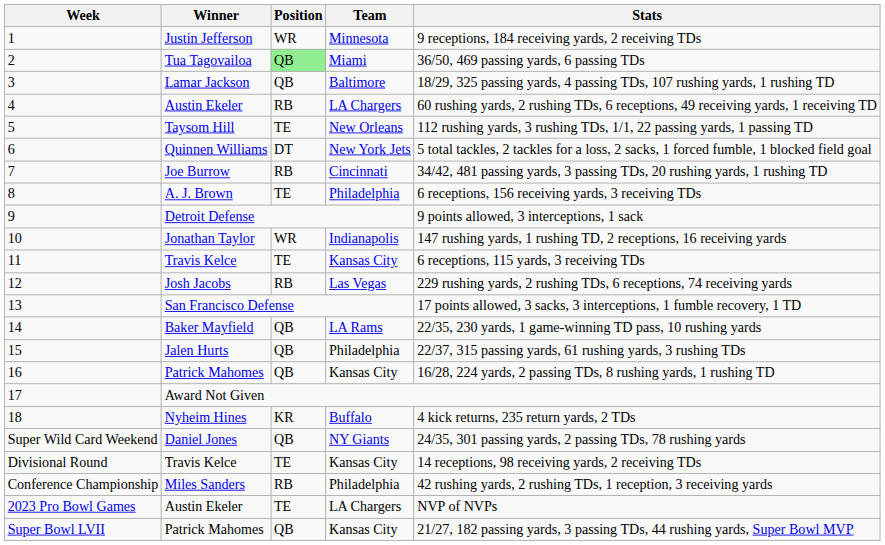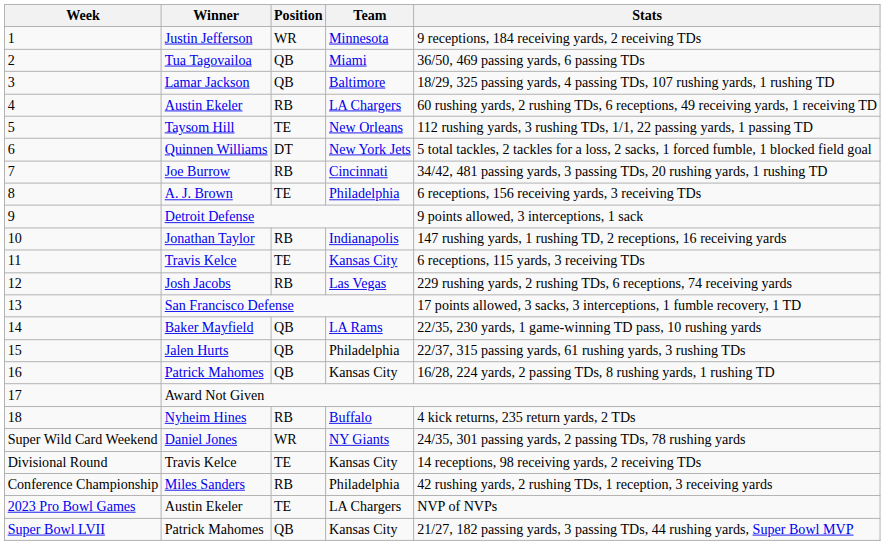(284, 60) lightgreen background -> (284, 60) no background
(285, 238) WR -> (283, 238) RB
(284, 417) KR -> (283, 417) RB
(284, 439) QB -> (285, 439) WR
